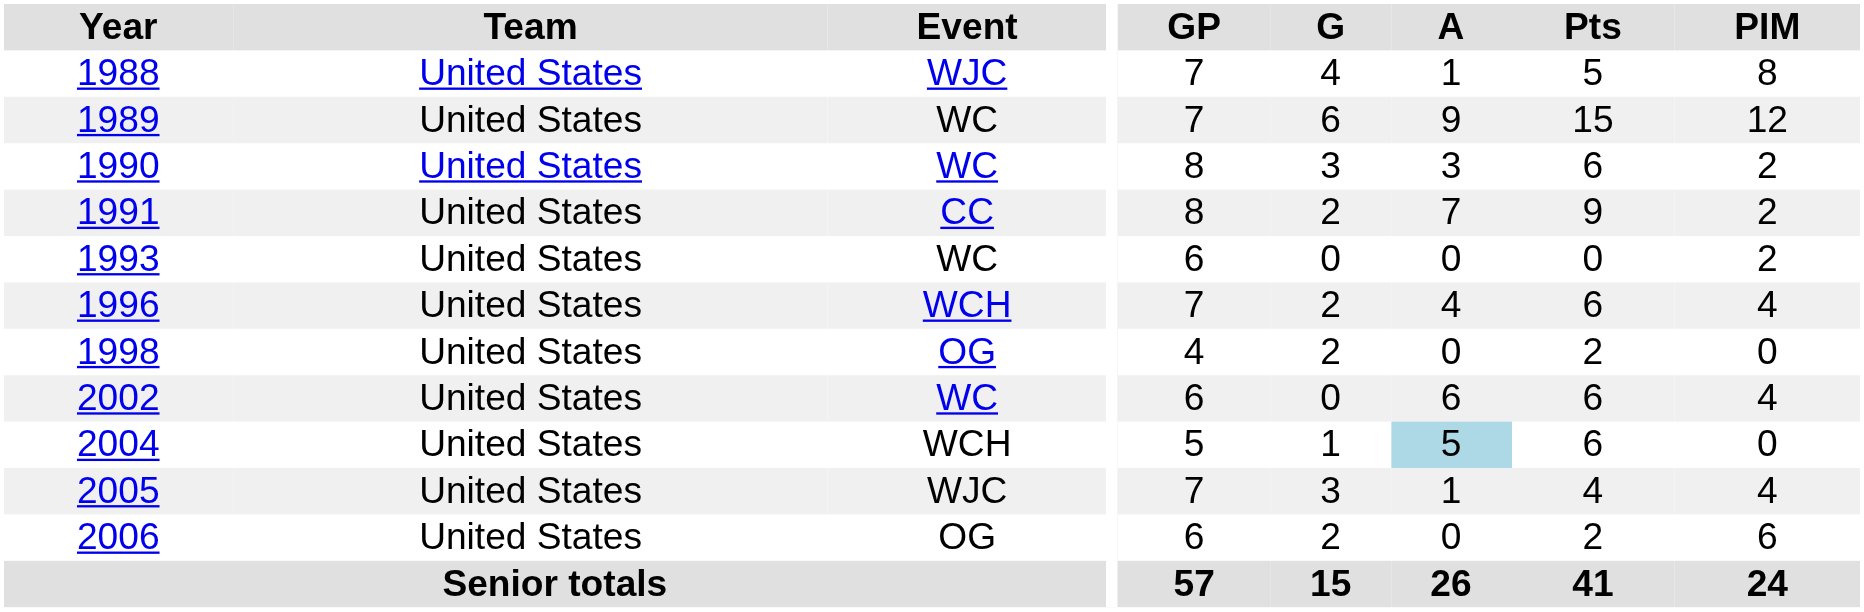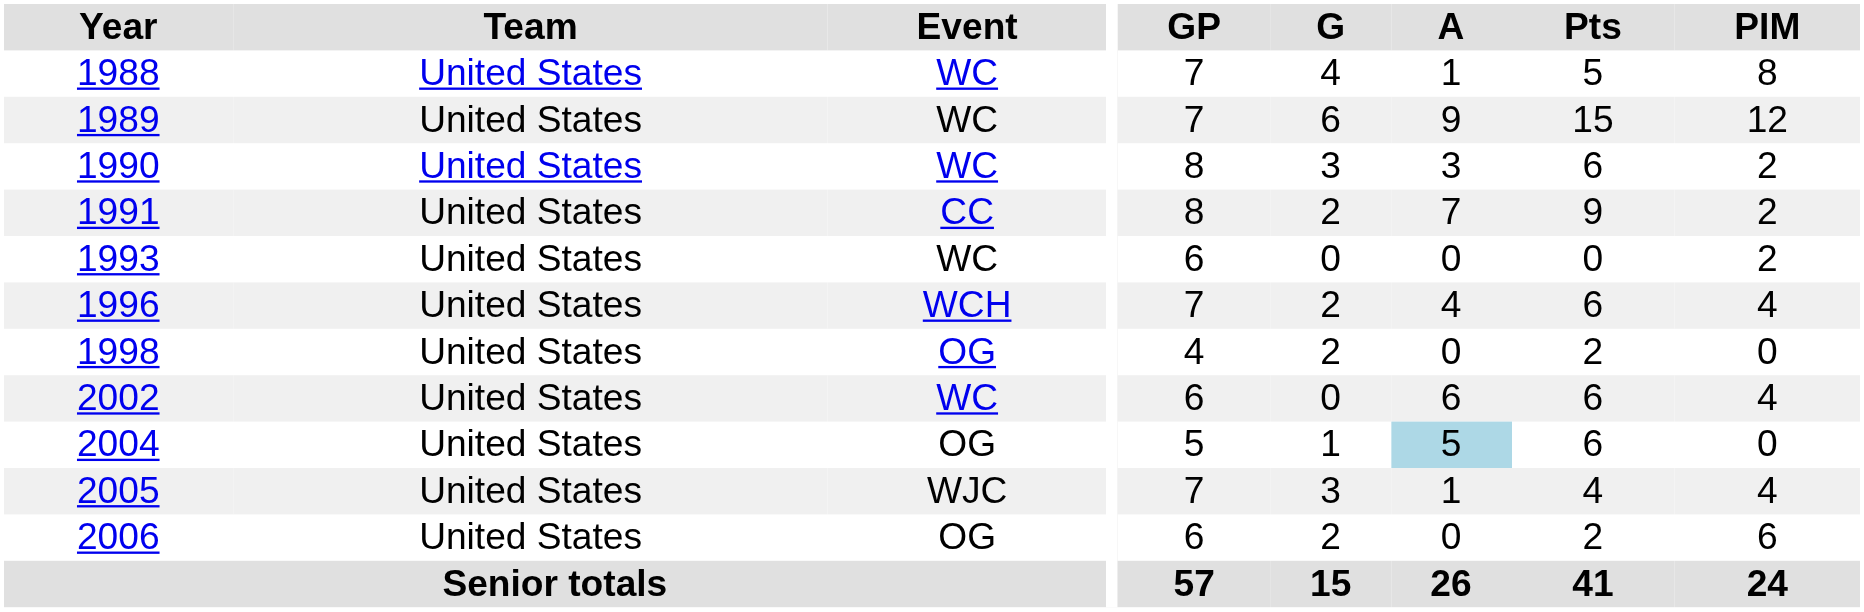(967, 72) WJC -> (967, 72) WC
(967, 444) WCH -> (967, 444) OG
